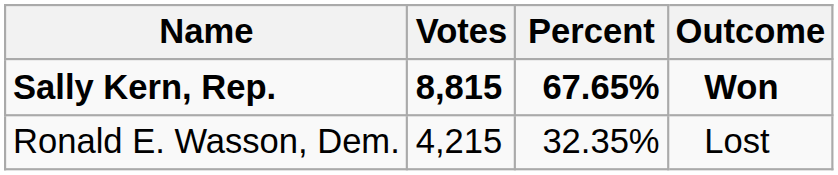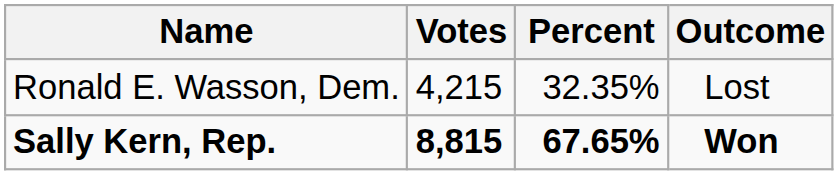rows swapped: (145, 86) <-> (206, 141)
